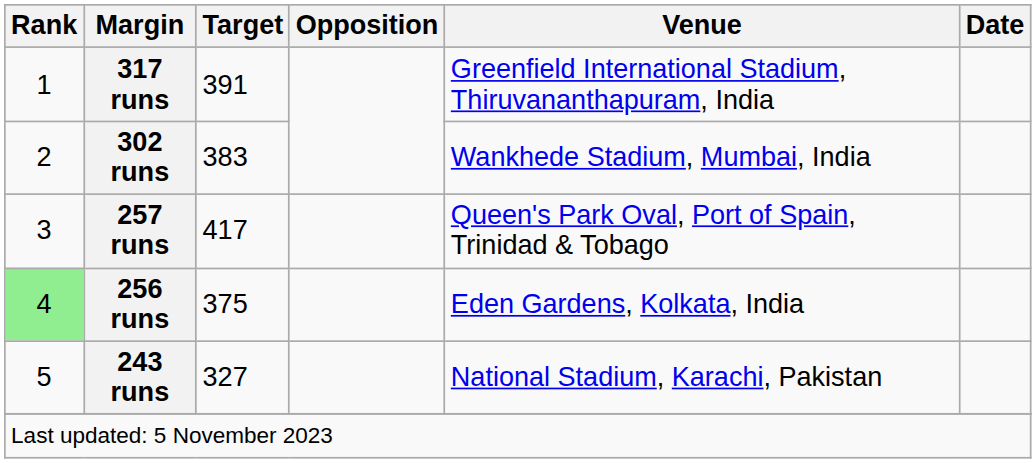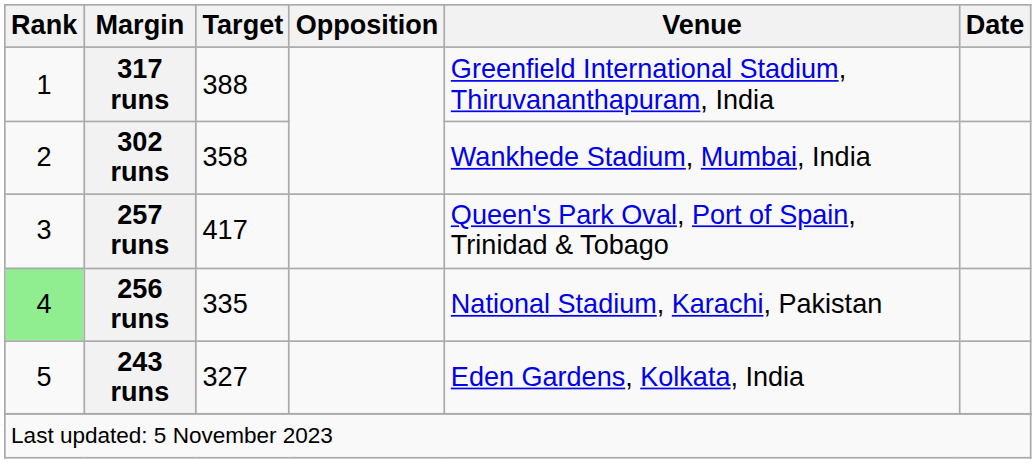(225, 84) 391 -> (225, 84) 388
(225, 157) 383 -> (225, 157) 358
(225, 303) 375 -> (225, 303) 335
(627, 303) Eden Gardens, Kolkata, India -> (667, 303) National Stadium, Karachi, Pakistan
(667, 377) National Stadium, Karachi, Pakistan -> (627, 377) Eden Gardens, Kolkata, India
